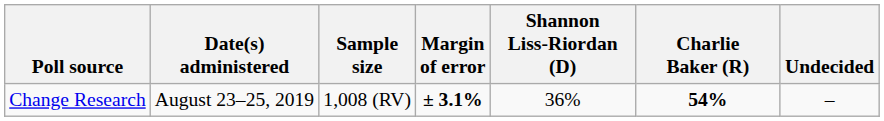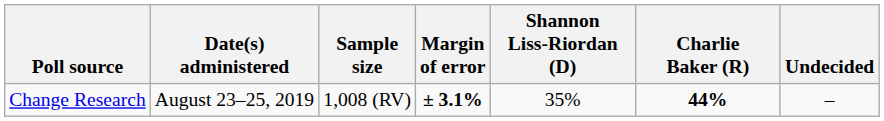(563, 99) 36% -> (563, 99) 35%
(708, 99) 54% -> (708, 99) 44%
